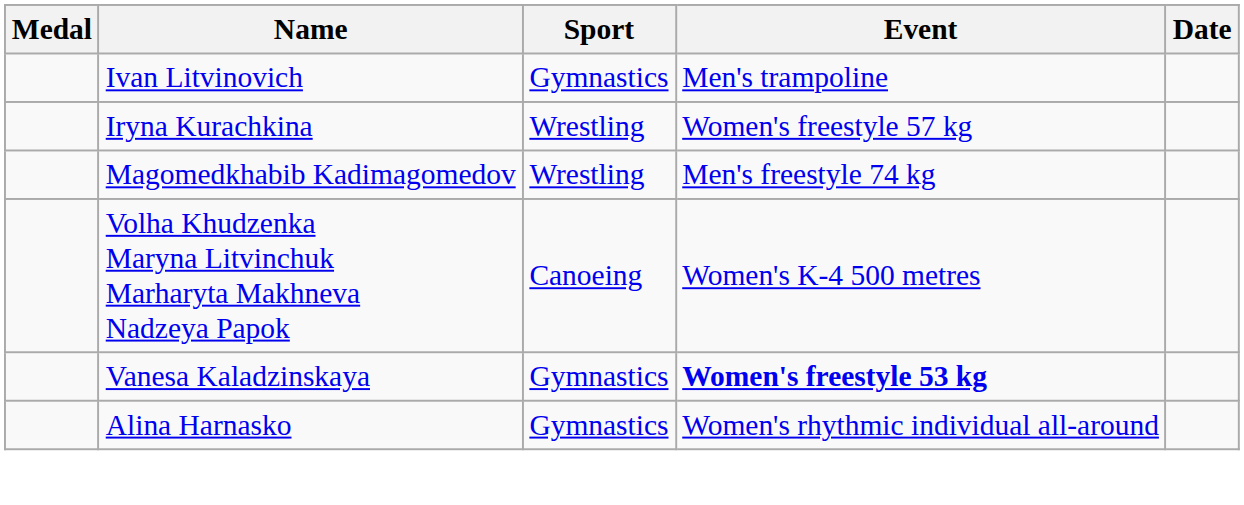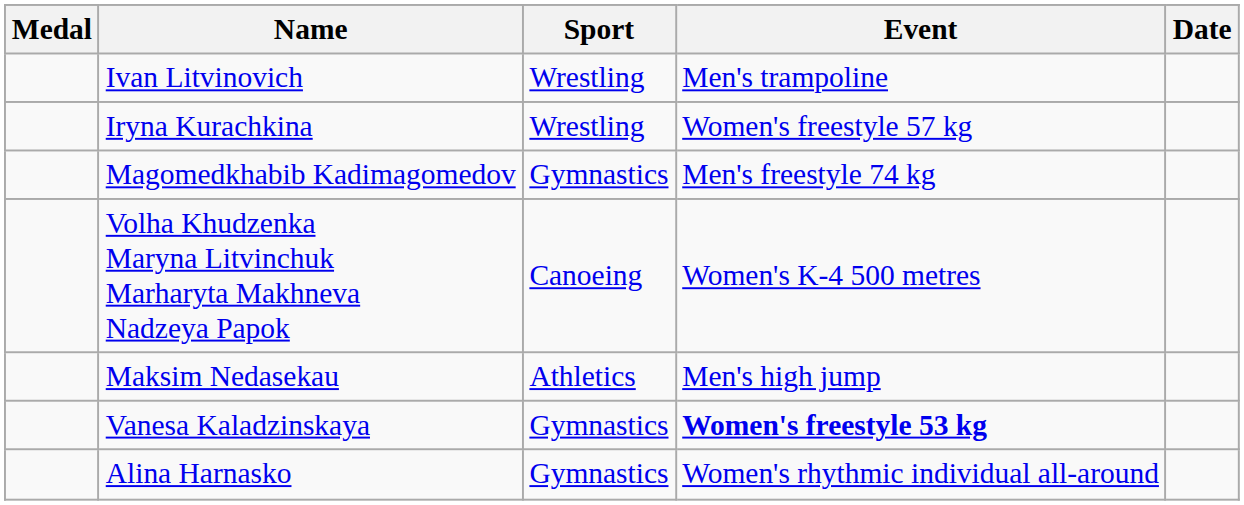(599, 77) Gymnastics -> (587, 77) Wrestling
(587, 174) Wrestling -> (599, 174) Gymnastics
+ row: (222, 376)
